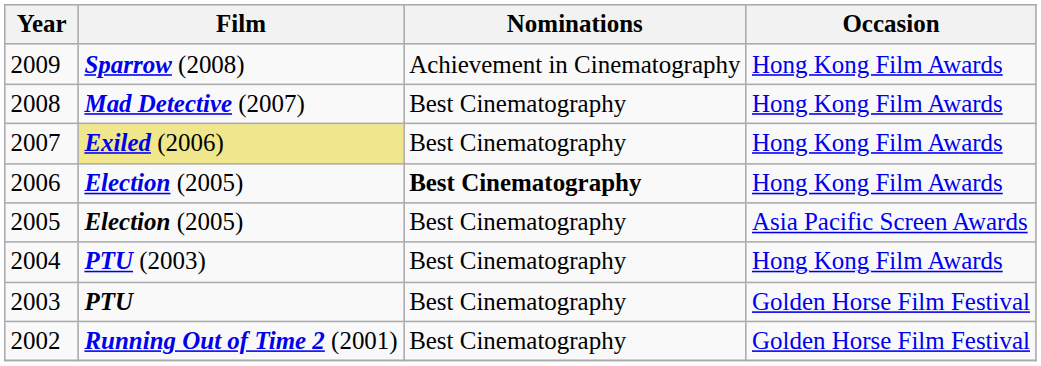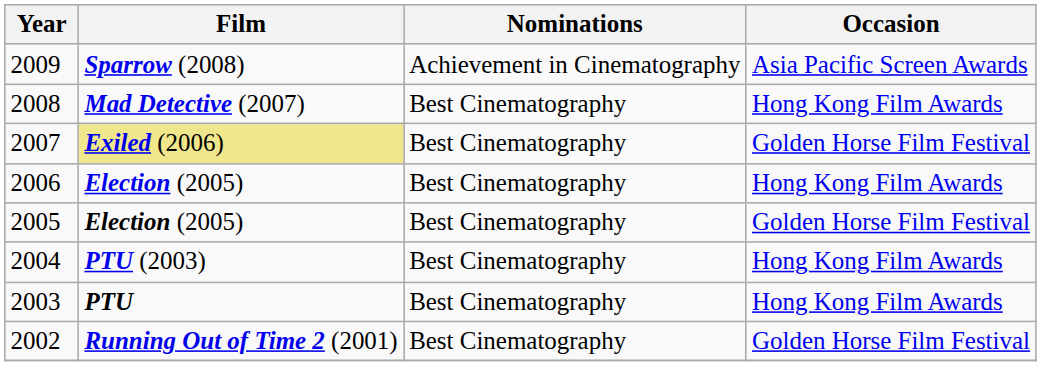(877, 63) Hong Kong Film Awards -> (890, 63) Asia Pacific Screen Awards
(877, 143) Hong Kong Film Awards -> (891, 143) Golden Horse Film Festival
(525, 182) bold -> (518, 182) normal
(890, 222) Asia Pacific Screen Awards -> (891, 222) Golden Horse Film Festival
(891, 301) Golden Horse Film Festival -> (877, 301) Hong Kong Film Awards
